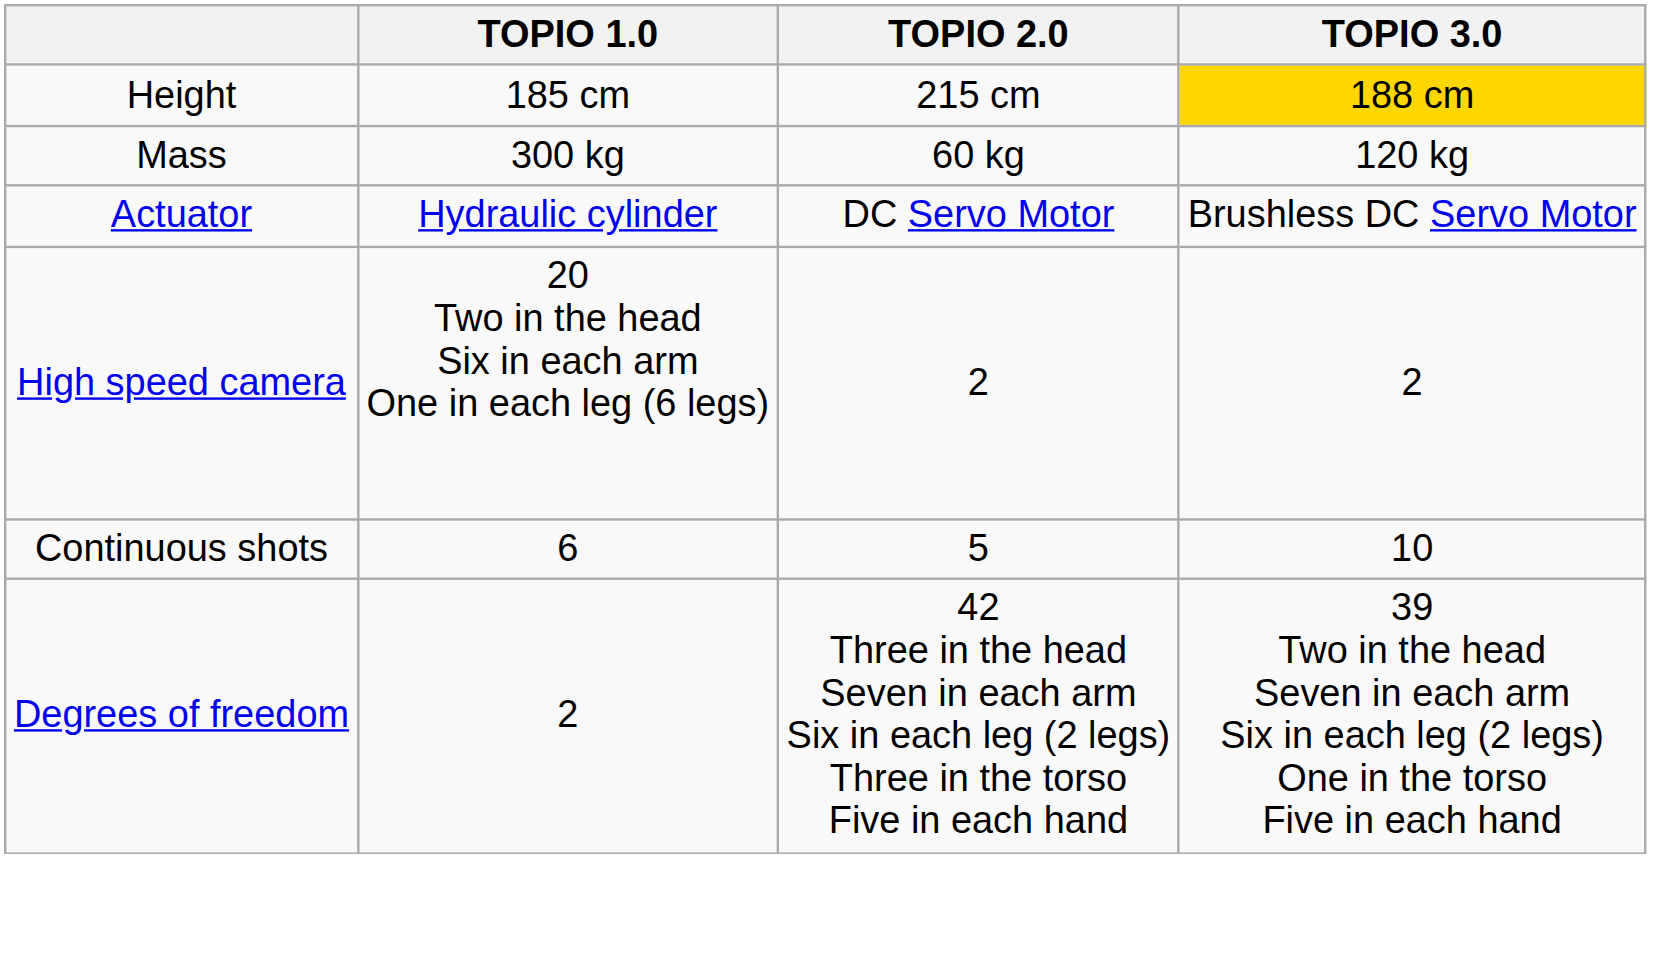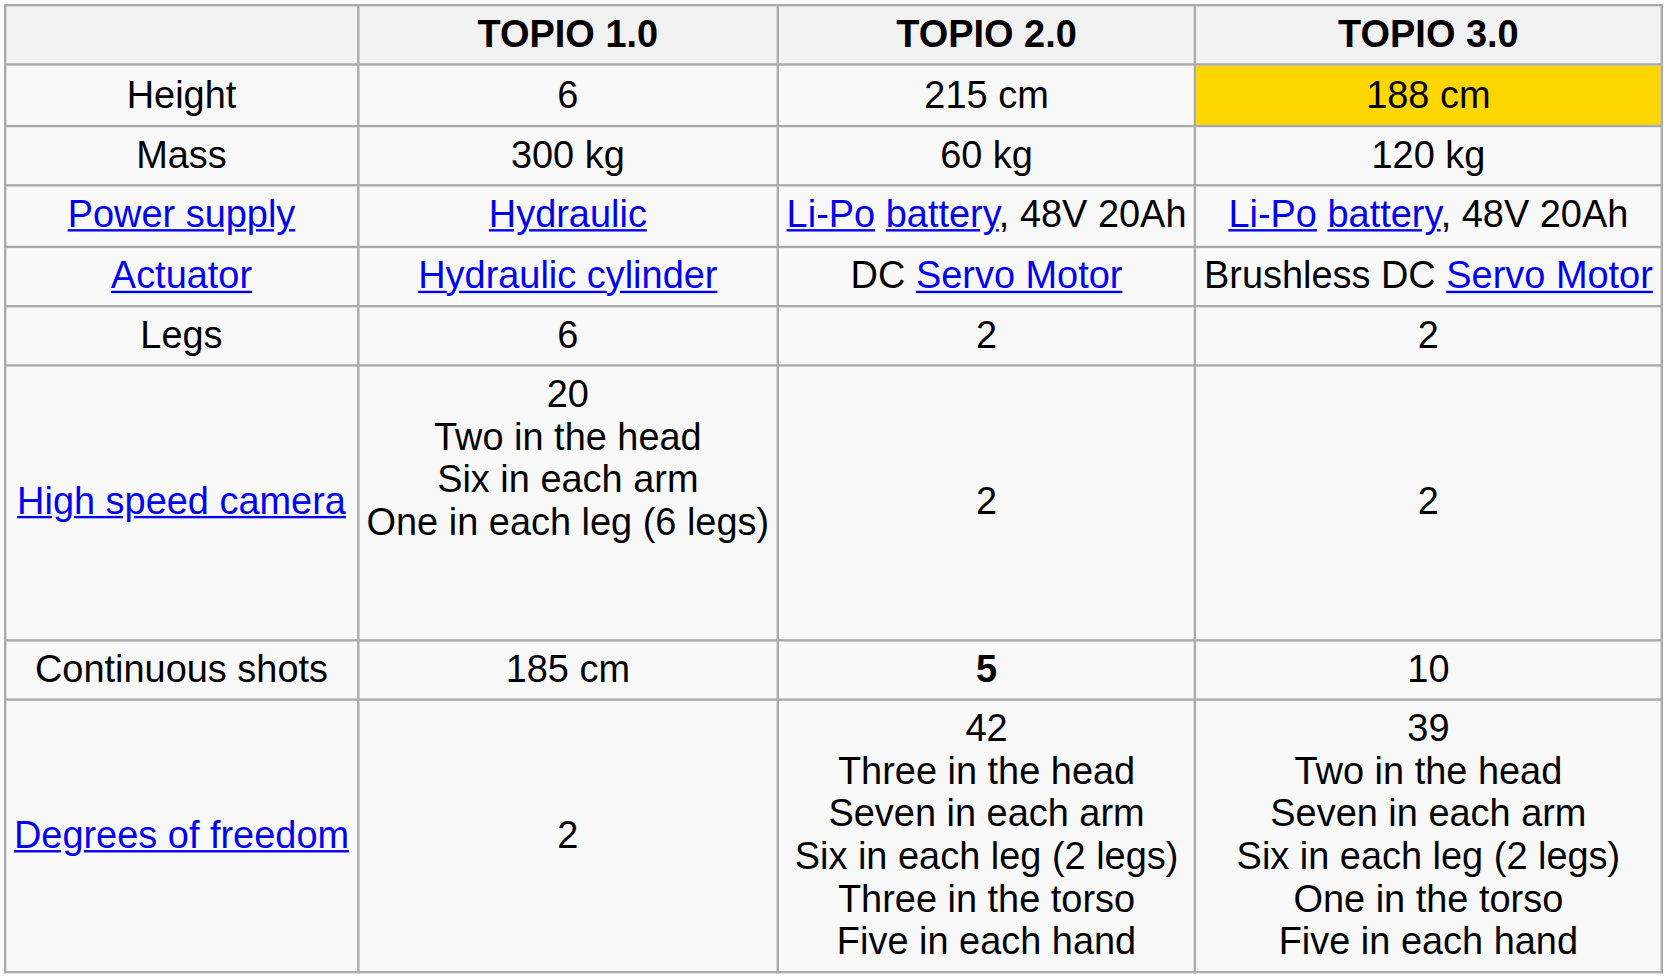(568, 94) 185 cm -> (568, 94) 6
+ row: (181, 214)
+ row: (181, 335)
(568, 548) 6 -> (568, 668) 185 cm
(978, 548) normal -> (987, 668) bold
